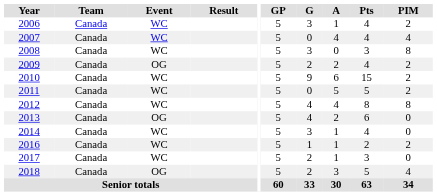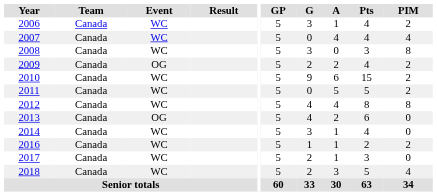(159, 171) OG -> (159, 171) WC
